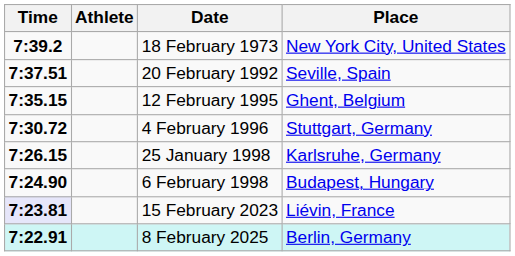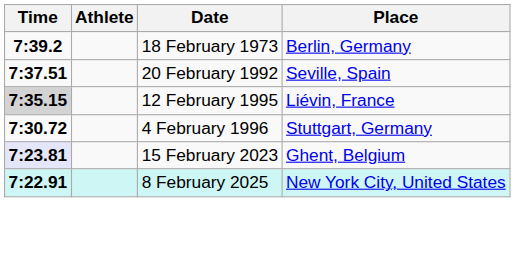(396, 45) New York City, United States -> (348, 45) Berlin, Germany
(38, 100) no background -> (38, 100) lightgrey background
(346, 100) Ghent, Belgium -> (340, 100) Liévin, France
- row: (206, 155)
- row: (205, 182)
(340, 210) Liévin, France -> (346, 155) Ghent, Belgium
(348, 237) Berlin, Germany -> (396, 182) New York City, United States
